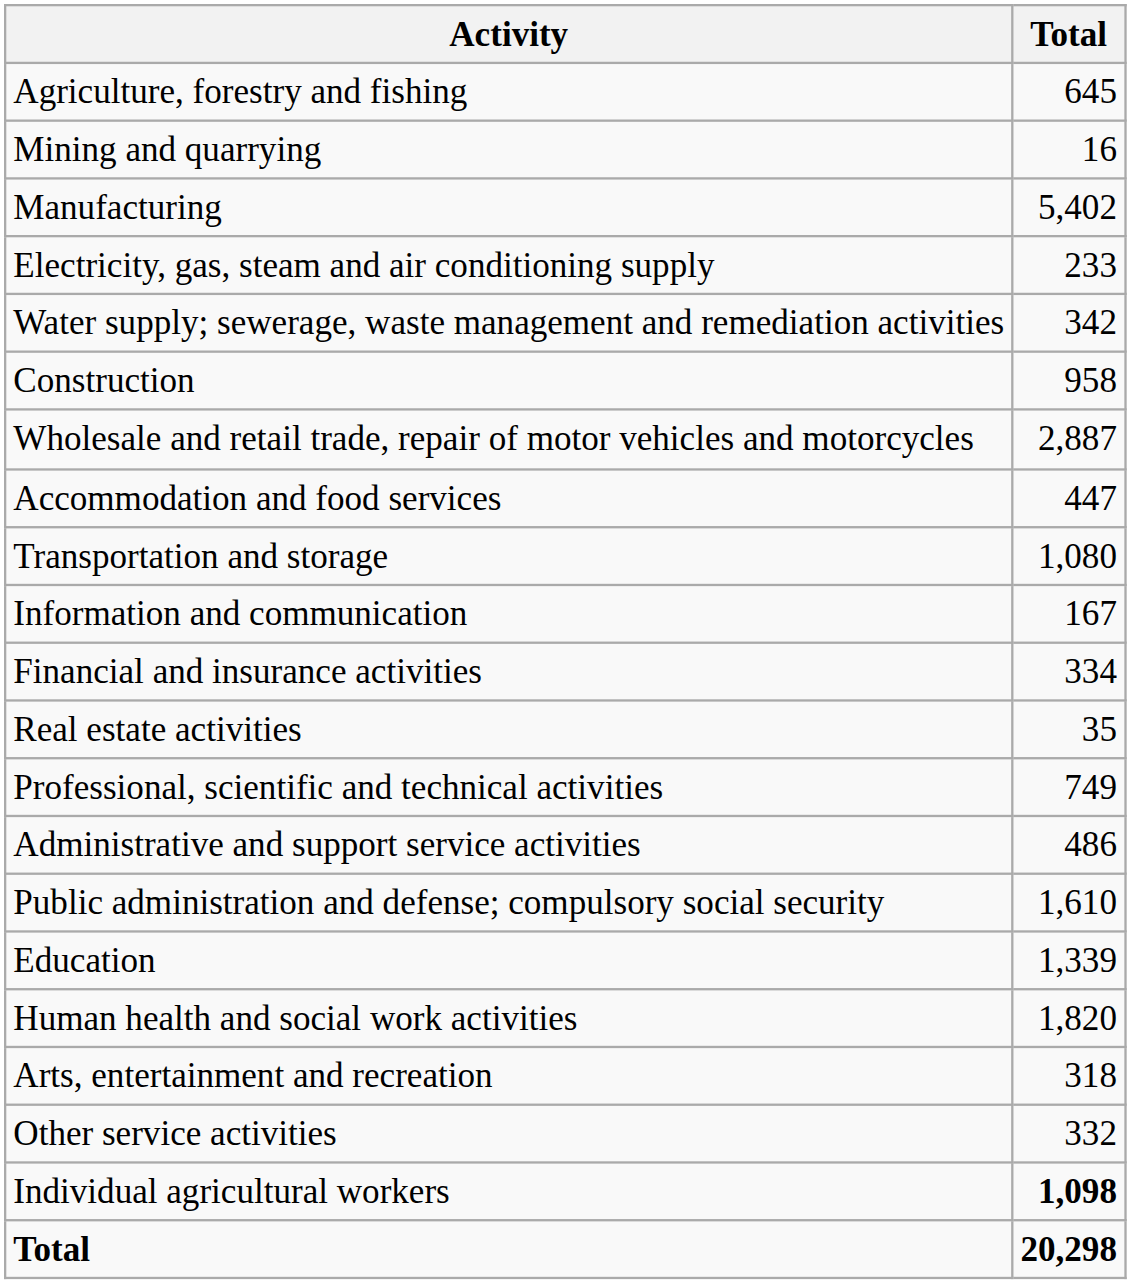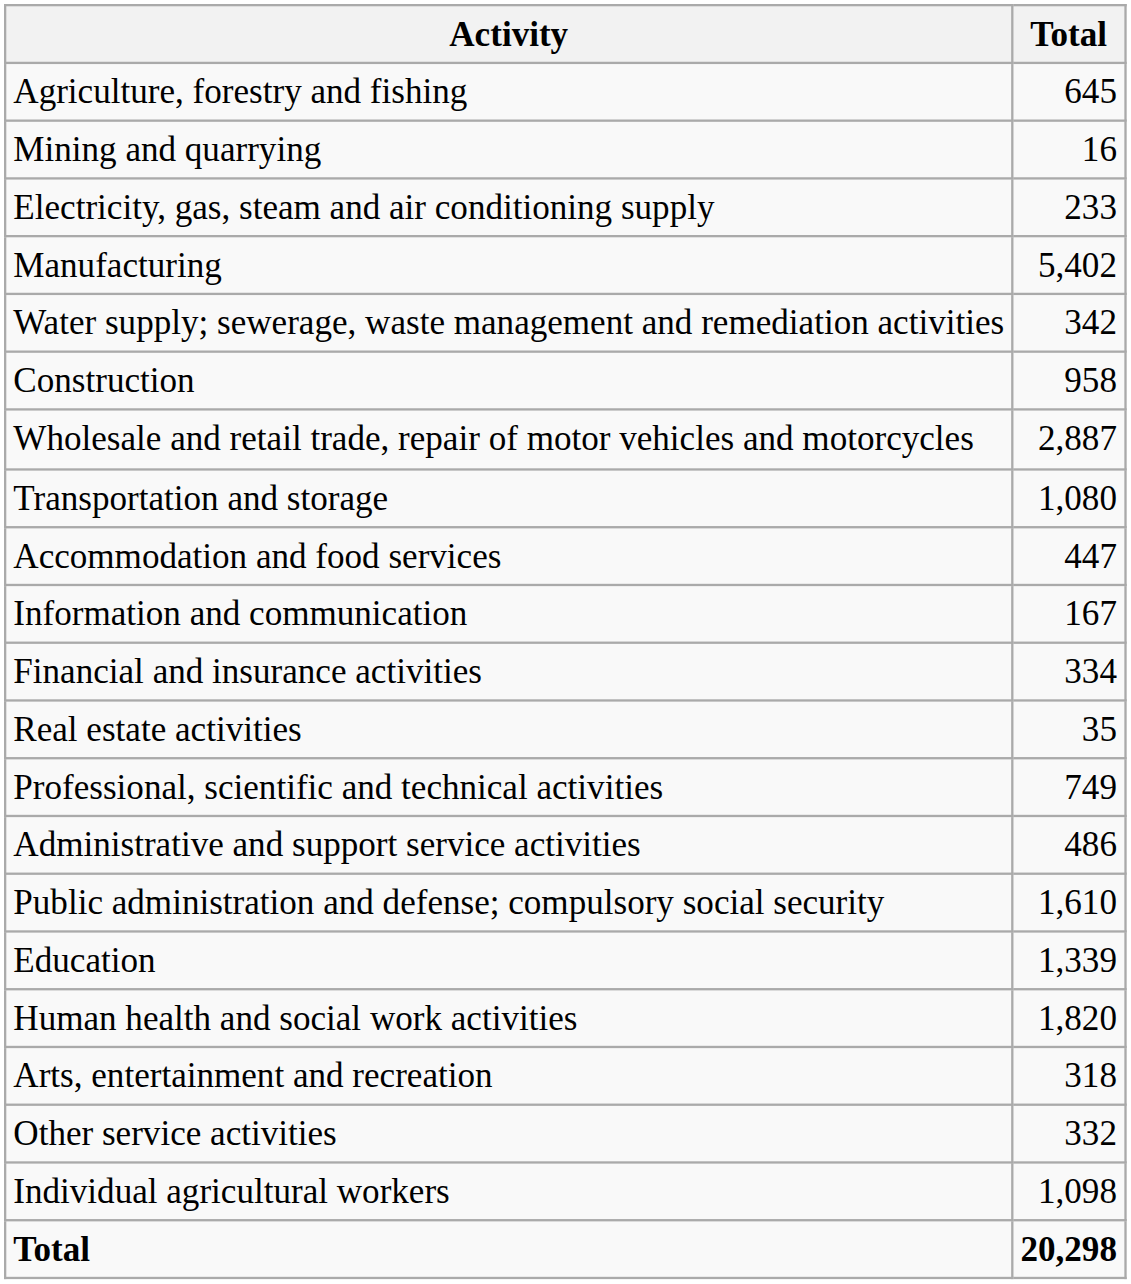rows swapped: (118, 207) <-> (364, 265)
rows swapped: (201, 554) <-> (257, 496)
(1077, 1191) bold -> (1077, 1191) normal
